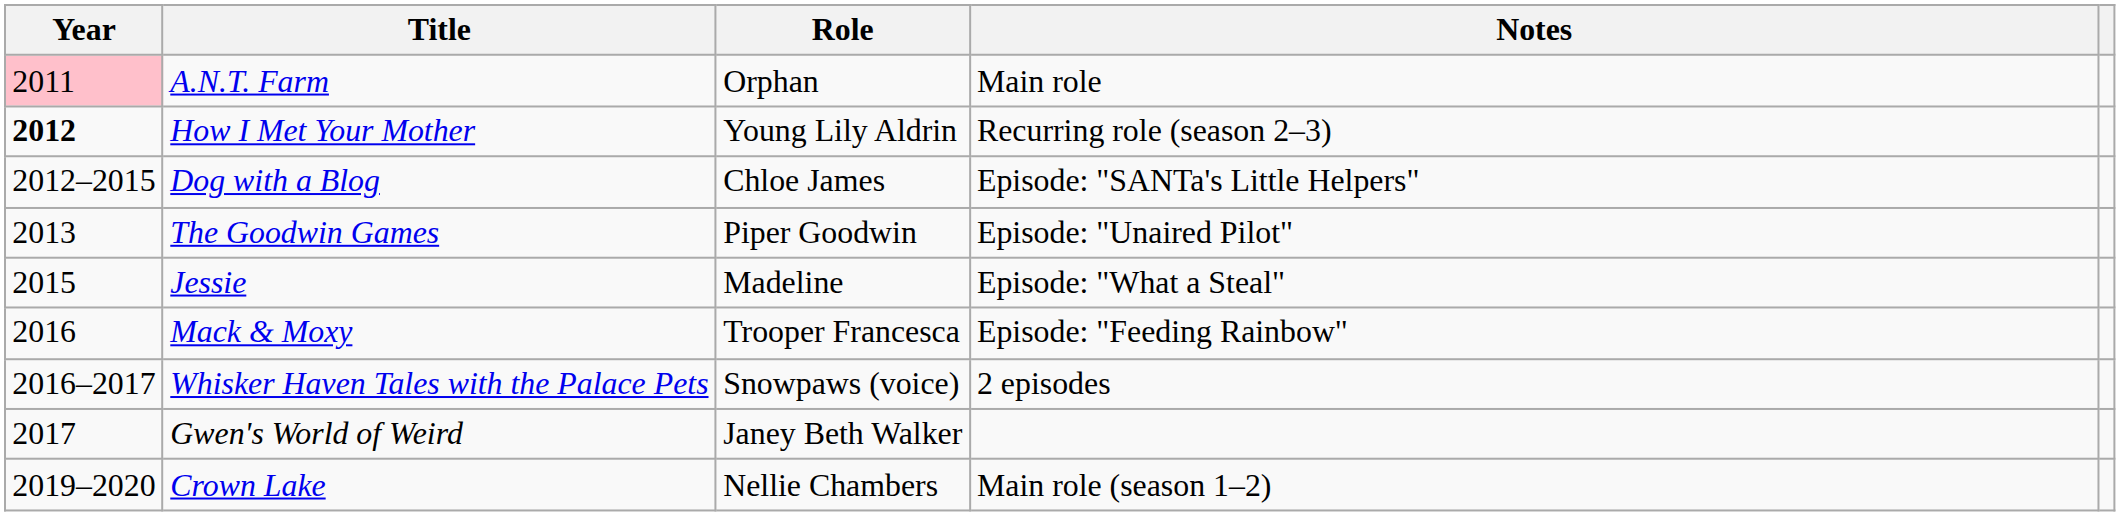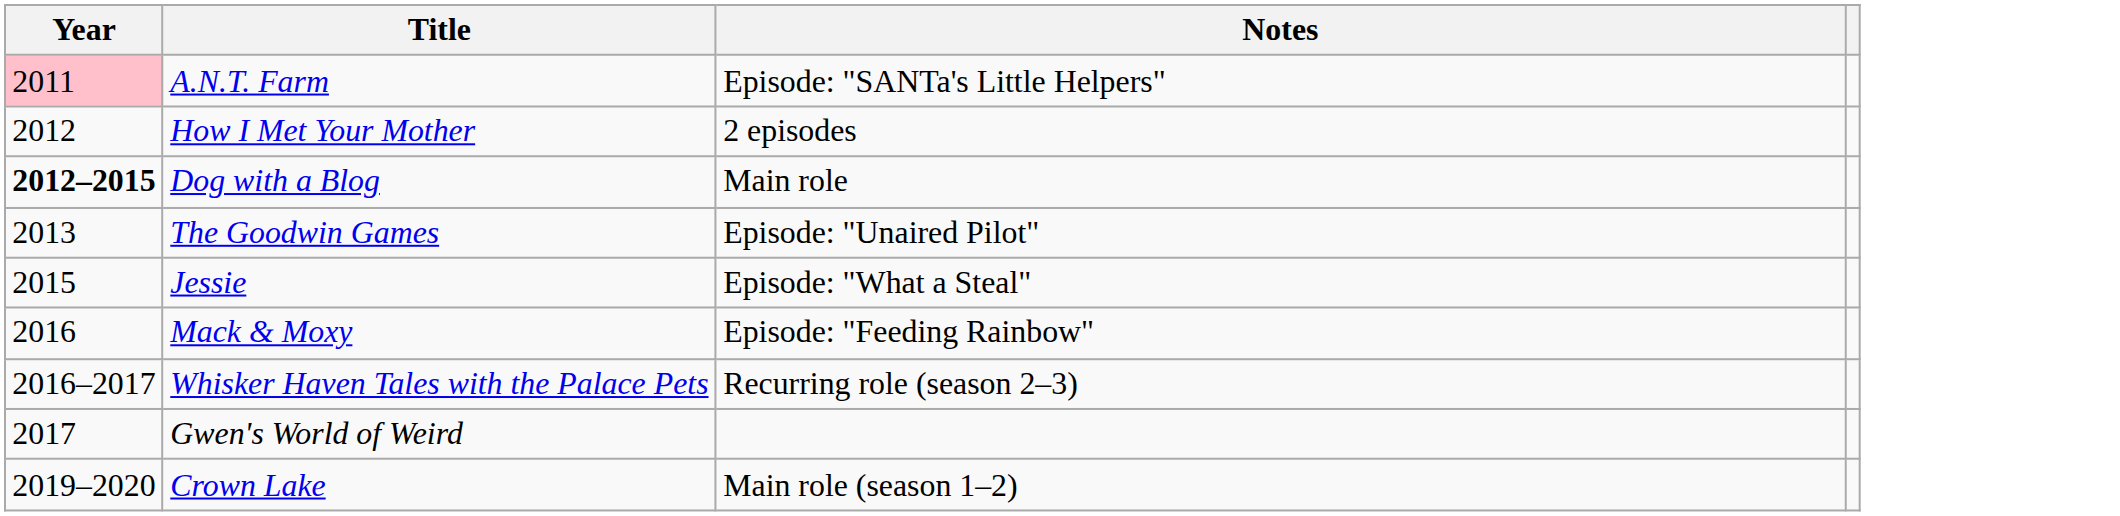- column: (843, 29)
(1039, 80) Main role -> (944, 80) Episode: "SANTa's Little Helpers"
(44, 130) bold -> (44, 130) normal
(1154, 130) Recurring role (season 2–3) -> (790, 130) 2 episodes
(84, 181) normal -> (84, 181) bold
(1198, 181) Episode: "SANTa's Little Helpers" -> (786, 181) Main role
(1044, 383) 2 episodes -> (900, 383) Recurring role (season 2–3)
